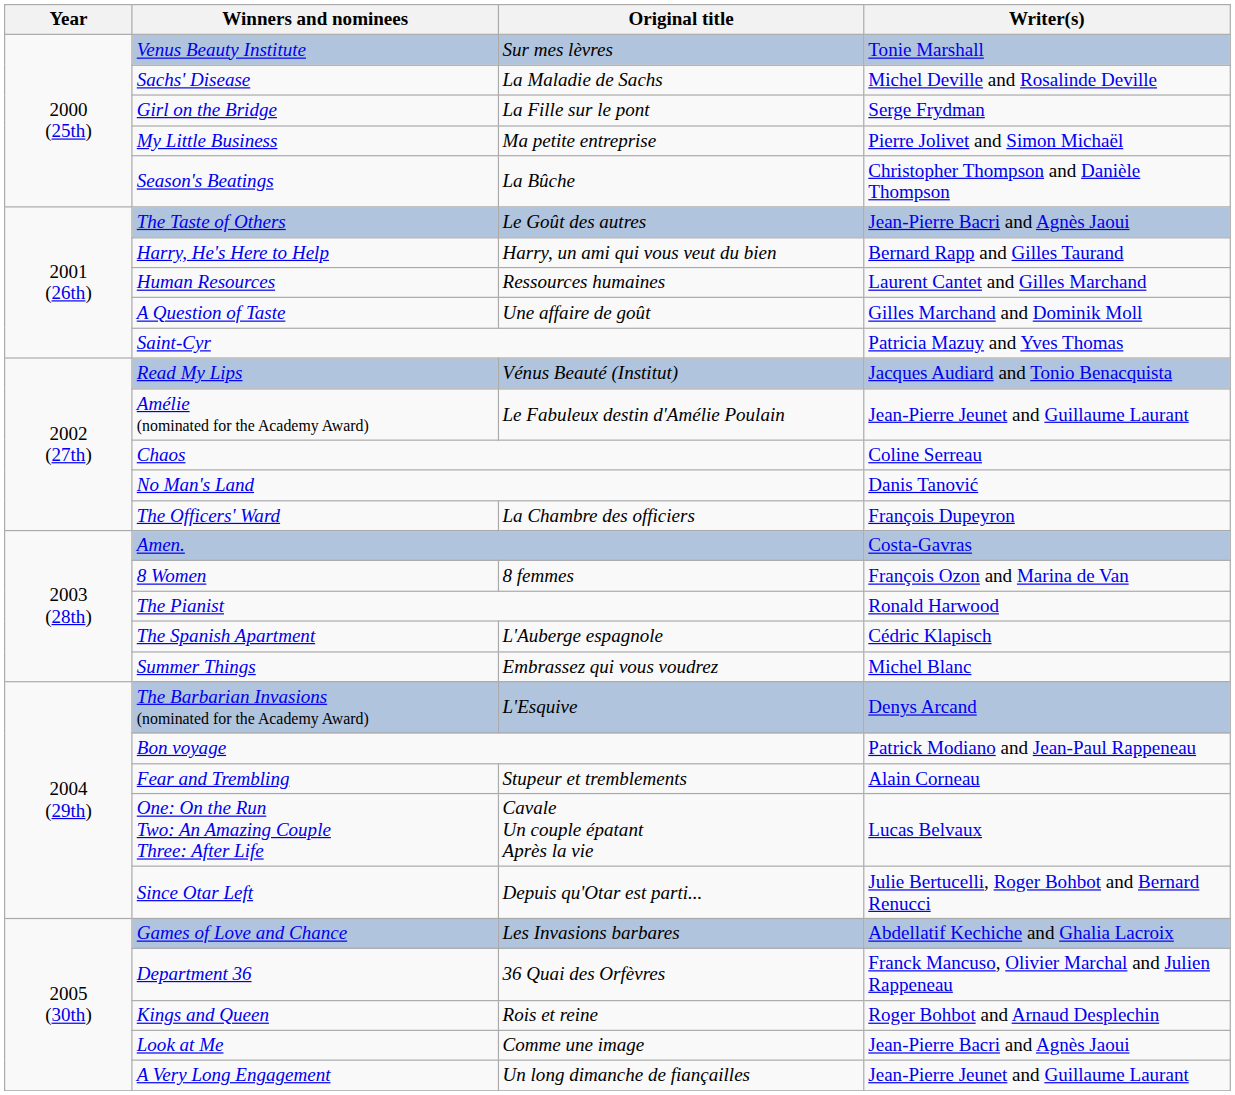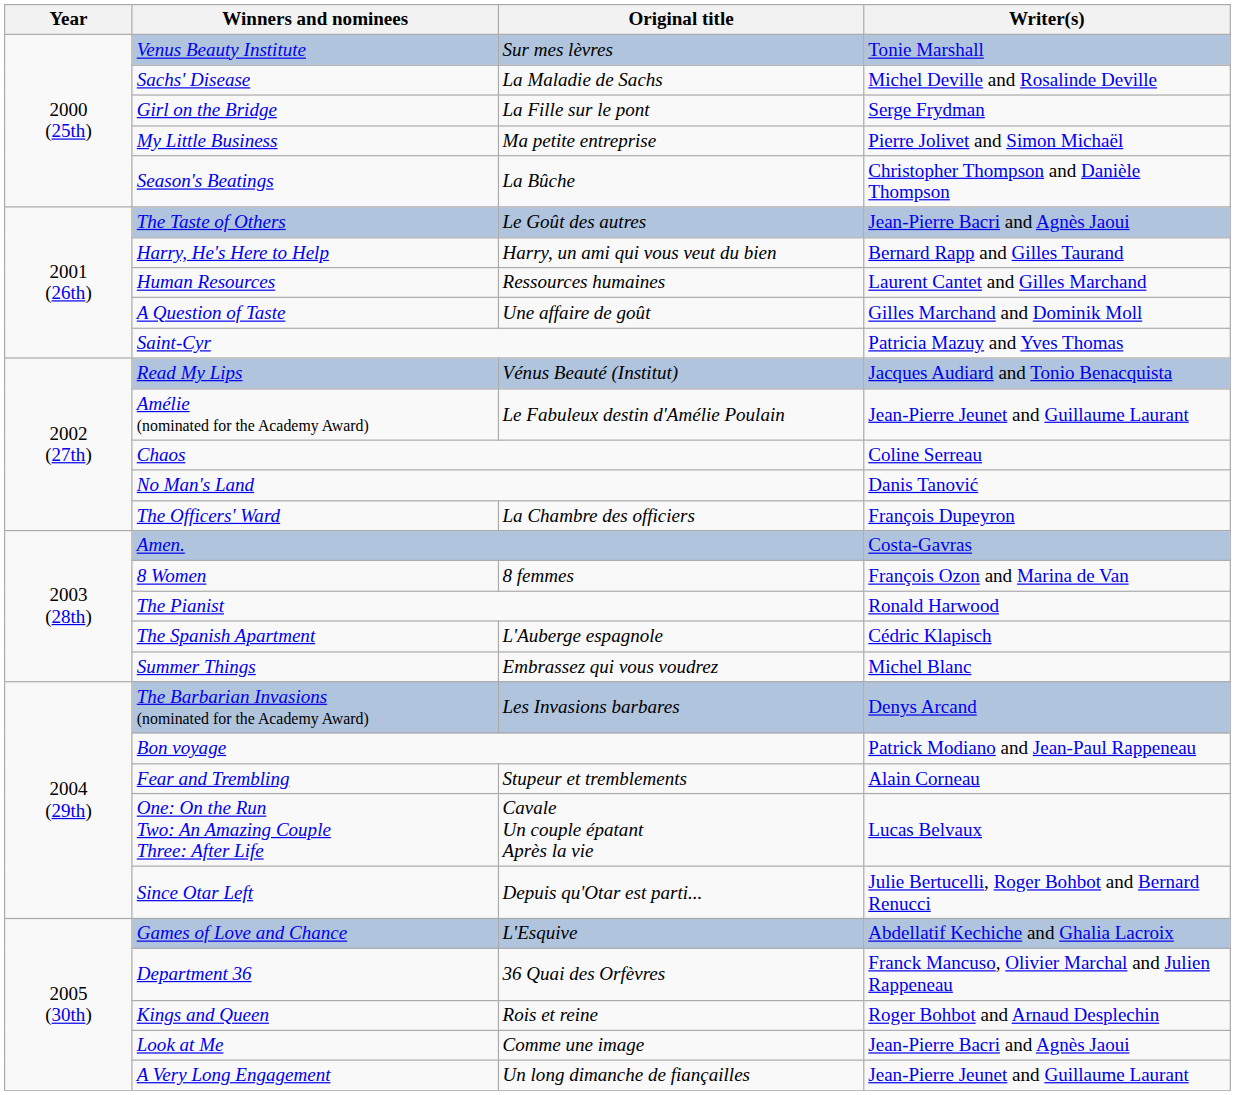(540, 707) L'Esquive -> (591, 707) Les Invasions barbares
(591, 933) Les Invasions barbares -> (540, 933) L'Esquive
